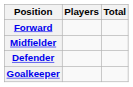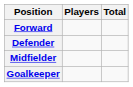rows swapped: (33, 43) <-> (33, 58)
